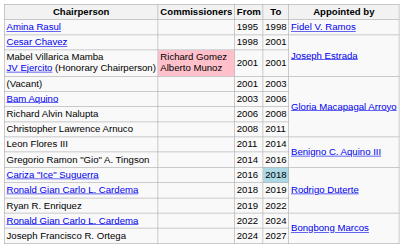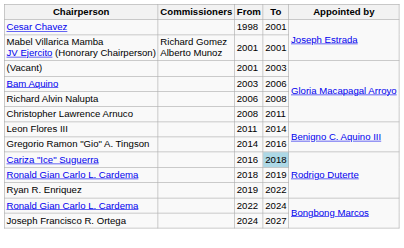- row: (34, 27)
(194, 63) pink background -> (194, 47) no background
